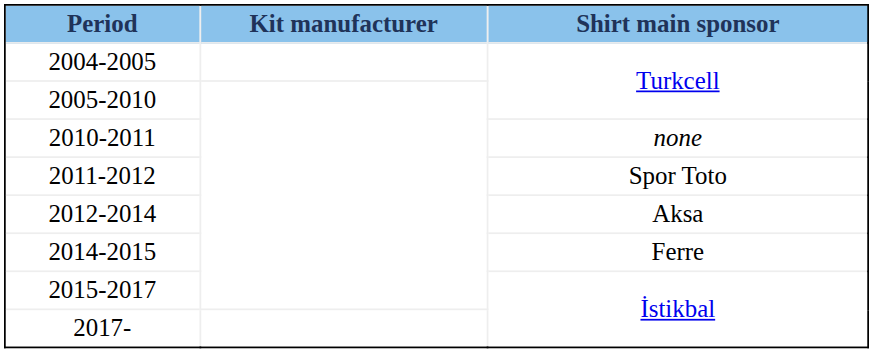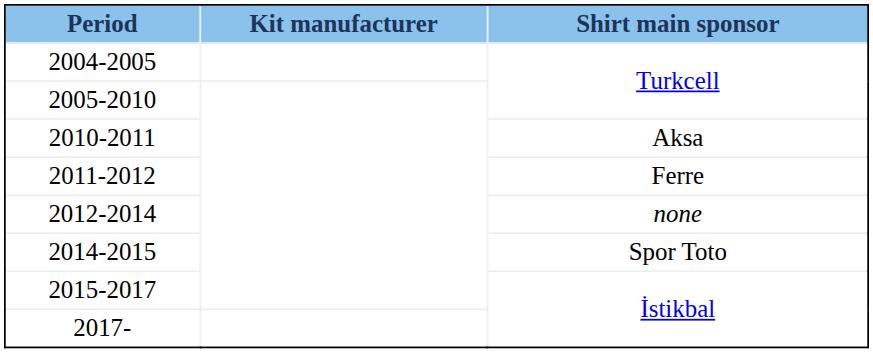(678, 137) none -> (678, 137) Aksa
(678, 175) Spor Toto -> (678, 175) Ferre
(678, 213) Aksa -> (678, 213) none
(678, 251) Ferre -> (678, 251) Spor Toto
